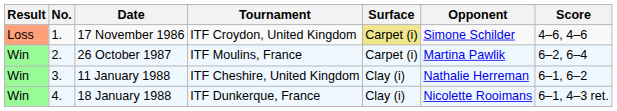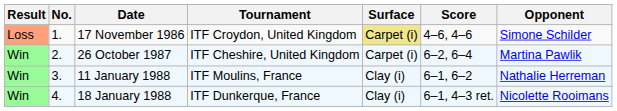columns swapped: (478, 14) <-> (573, 14)
(246, 55) ITF Moulins, France -> (275, 55) ITF Cheshire, United Kingdom
(275, 75) ITF Cheshire, United Kingdom -> (246, 75) ITF Moulins, France
